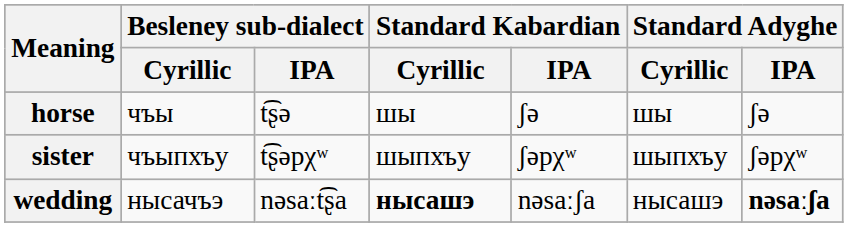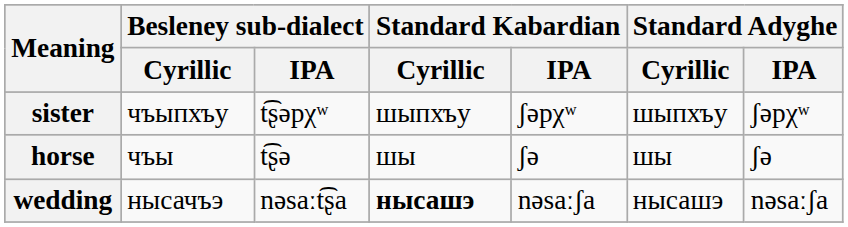rows swapped: (63, 112) <-> (63, 156)
(789, 199) bold -> (789, 199) normal
